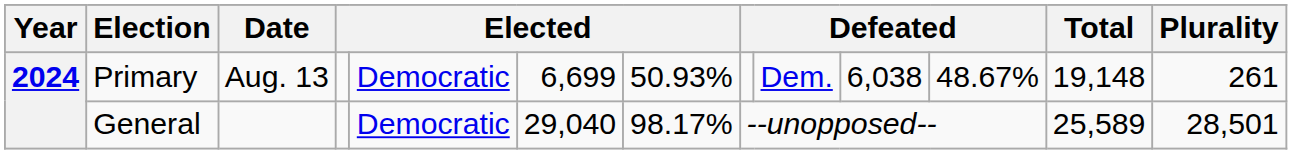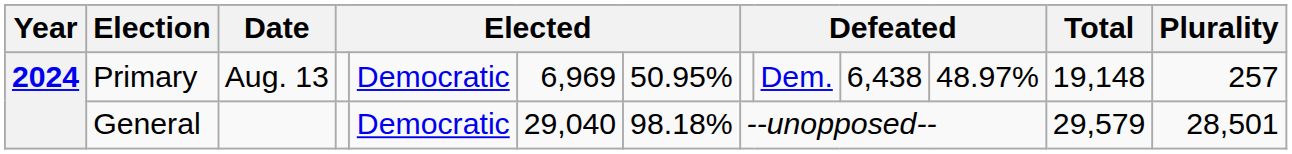(578, 76) 6,699 -> (578, 76) 6,969
(681, 76) 50.93% -> (681, 76) 50.95%
(885, 76) 6,038 -> (885, 76) 6,438
(988, 76) 48.67% -> (988, 76) 48.97%
(1253, 76) 261 -> (1253, 76) 257
(681, 124) 98.17% -> (681, 124) 98.18%
(1099, 124) 25,589 -> (1099, 124) 29,579
